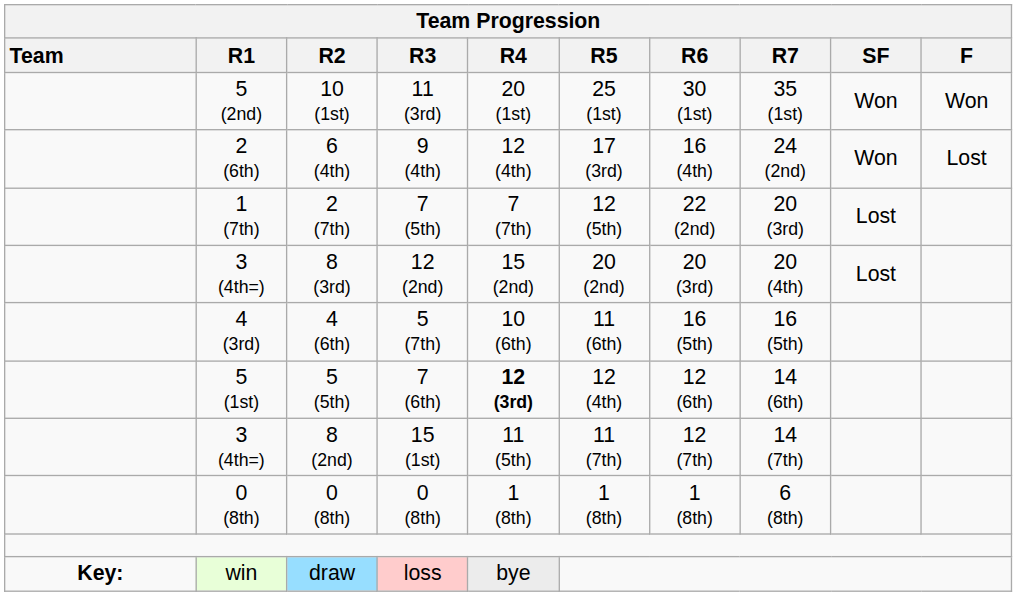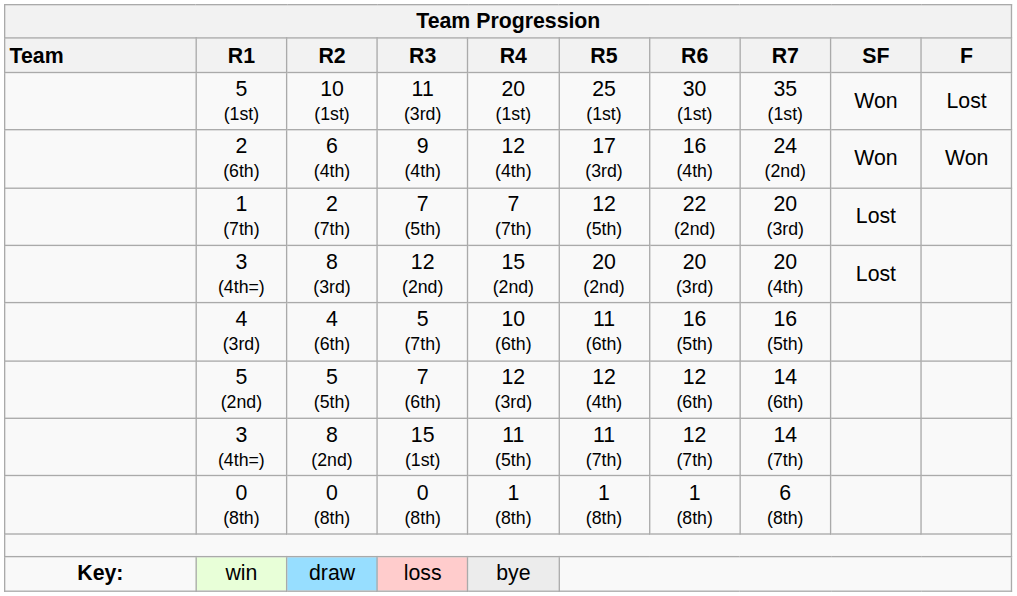(241, 100) 5 (2nd) -> (241, 100) 5 (1st)
(967, 100) Won -> (967, 100) Lost
(967, 158) Lost -> (967, 158) Won
(241, 389) 5 (1st) -> (241, 389) 5 (2nd)
(513, 389) bold -> (513, 389) normal
